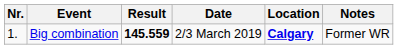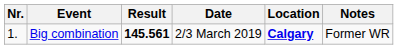(147, 34) 145.559 -> (147, 34) 145.561
